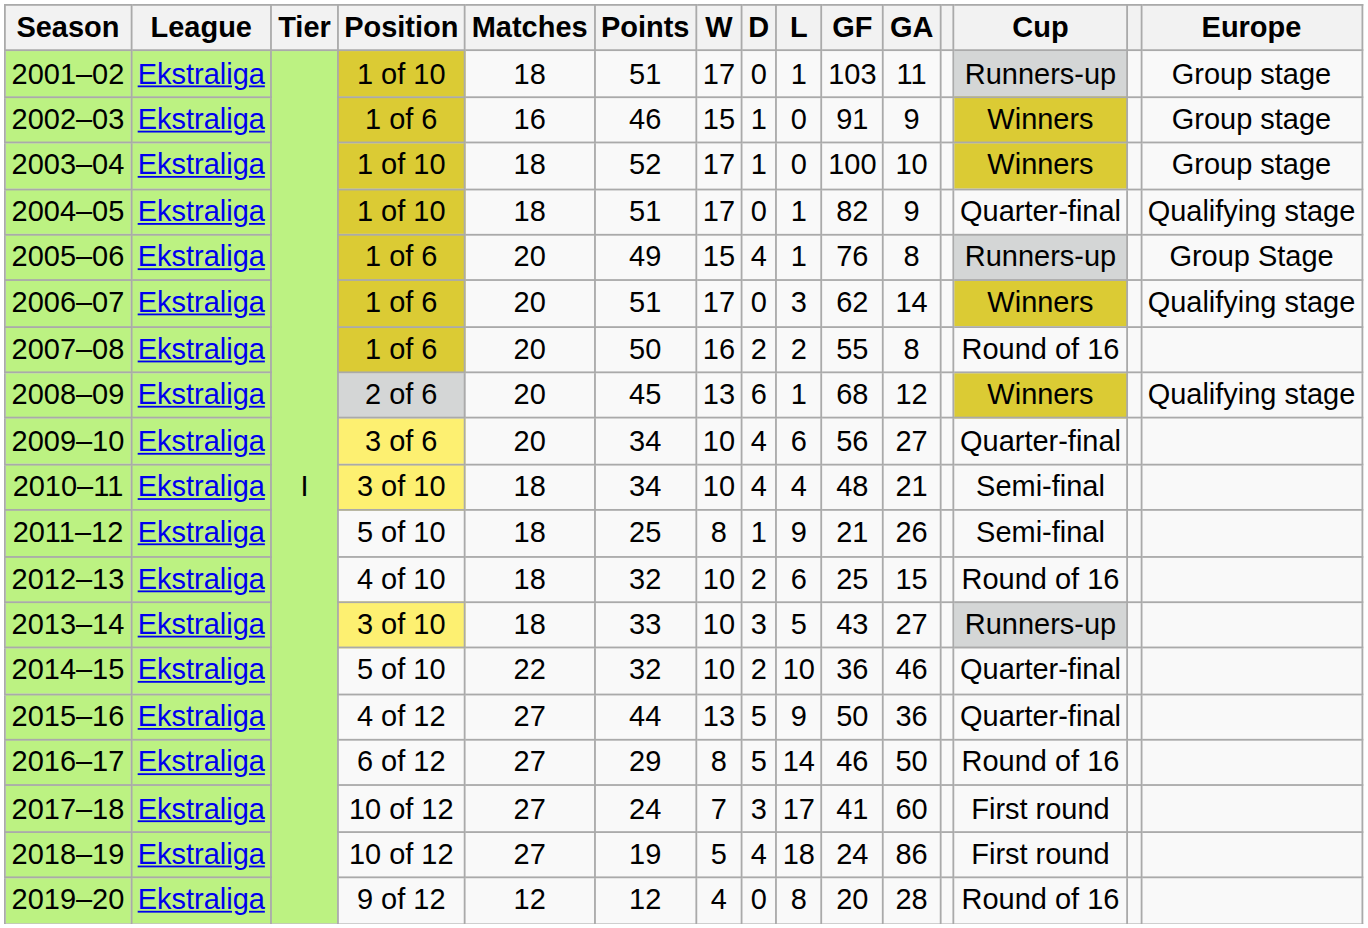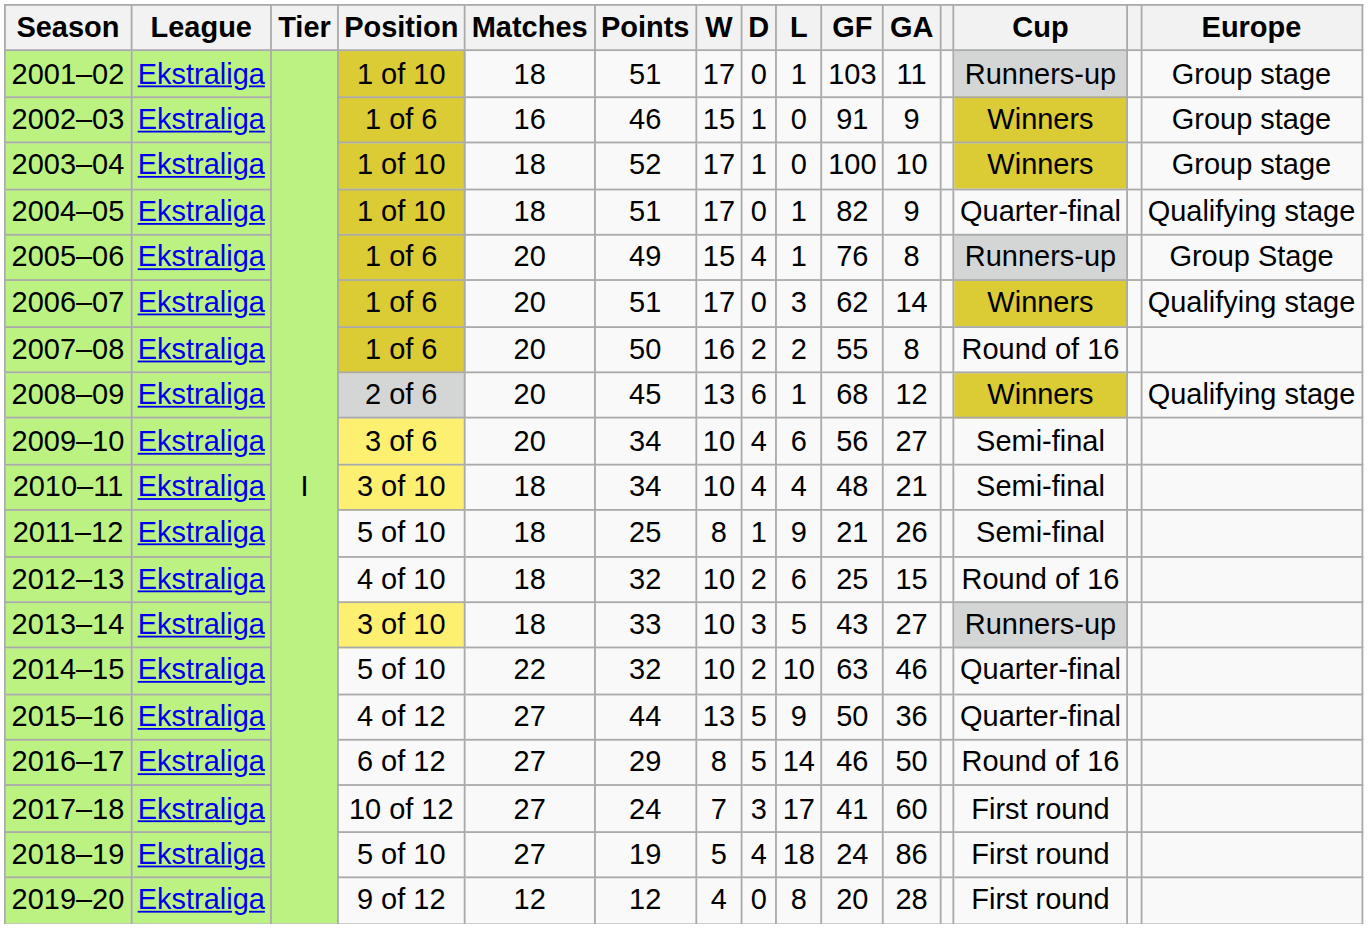(1040, 440) Quarter-final -> (1040, 440) Semi-final
(852, 670) 36 -> (852, 670) 63
(401, 854) 10 of 12 -> (401, 854) 5 of 10
(1040, 900) Round of 16 -> (1040, 900) First round
